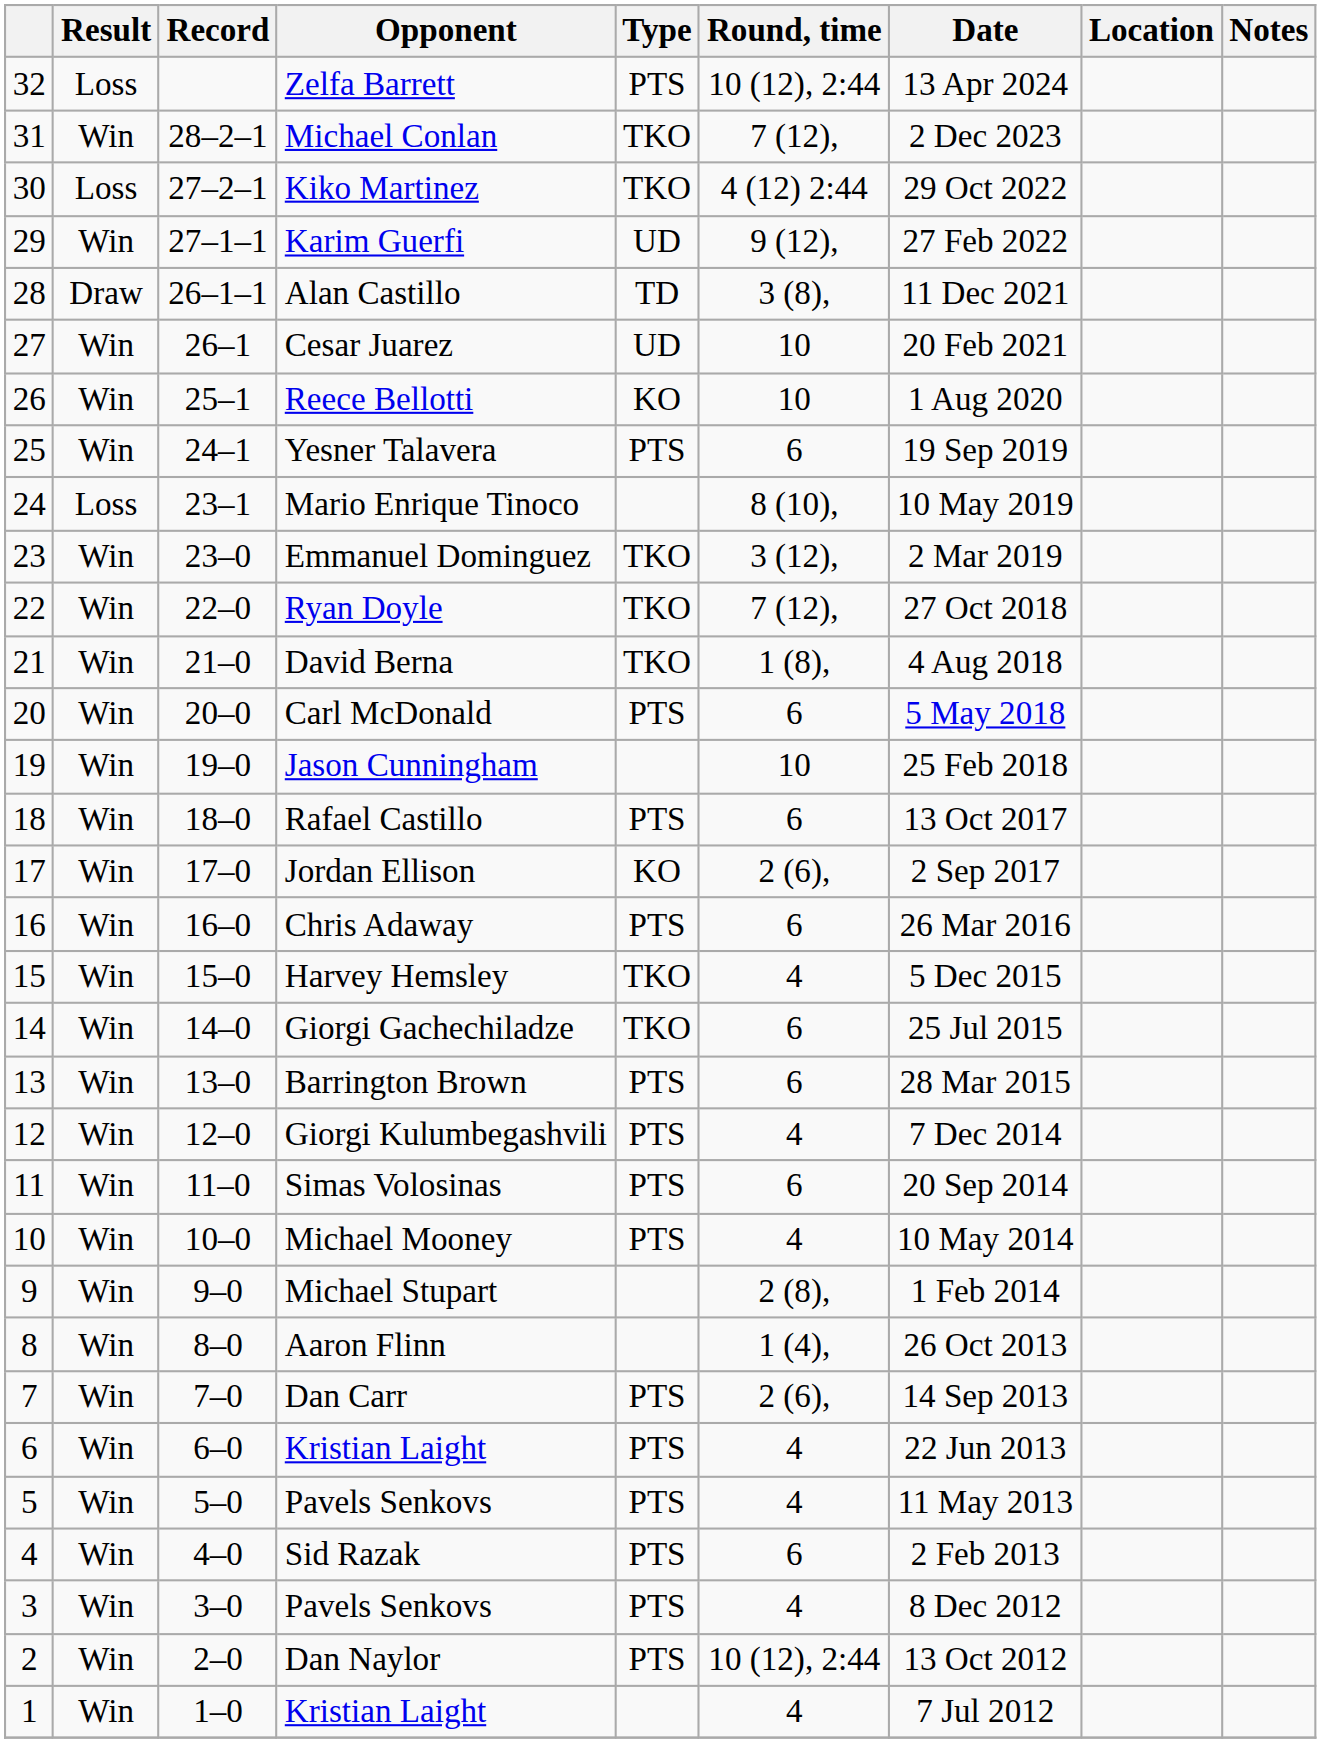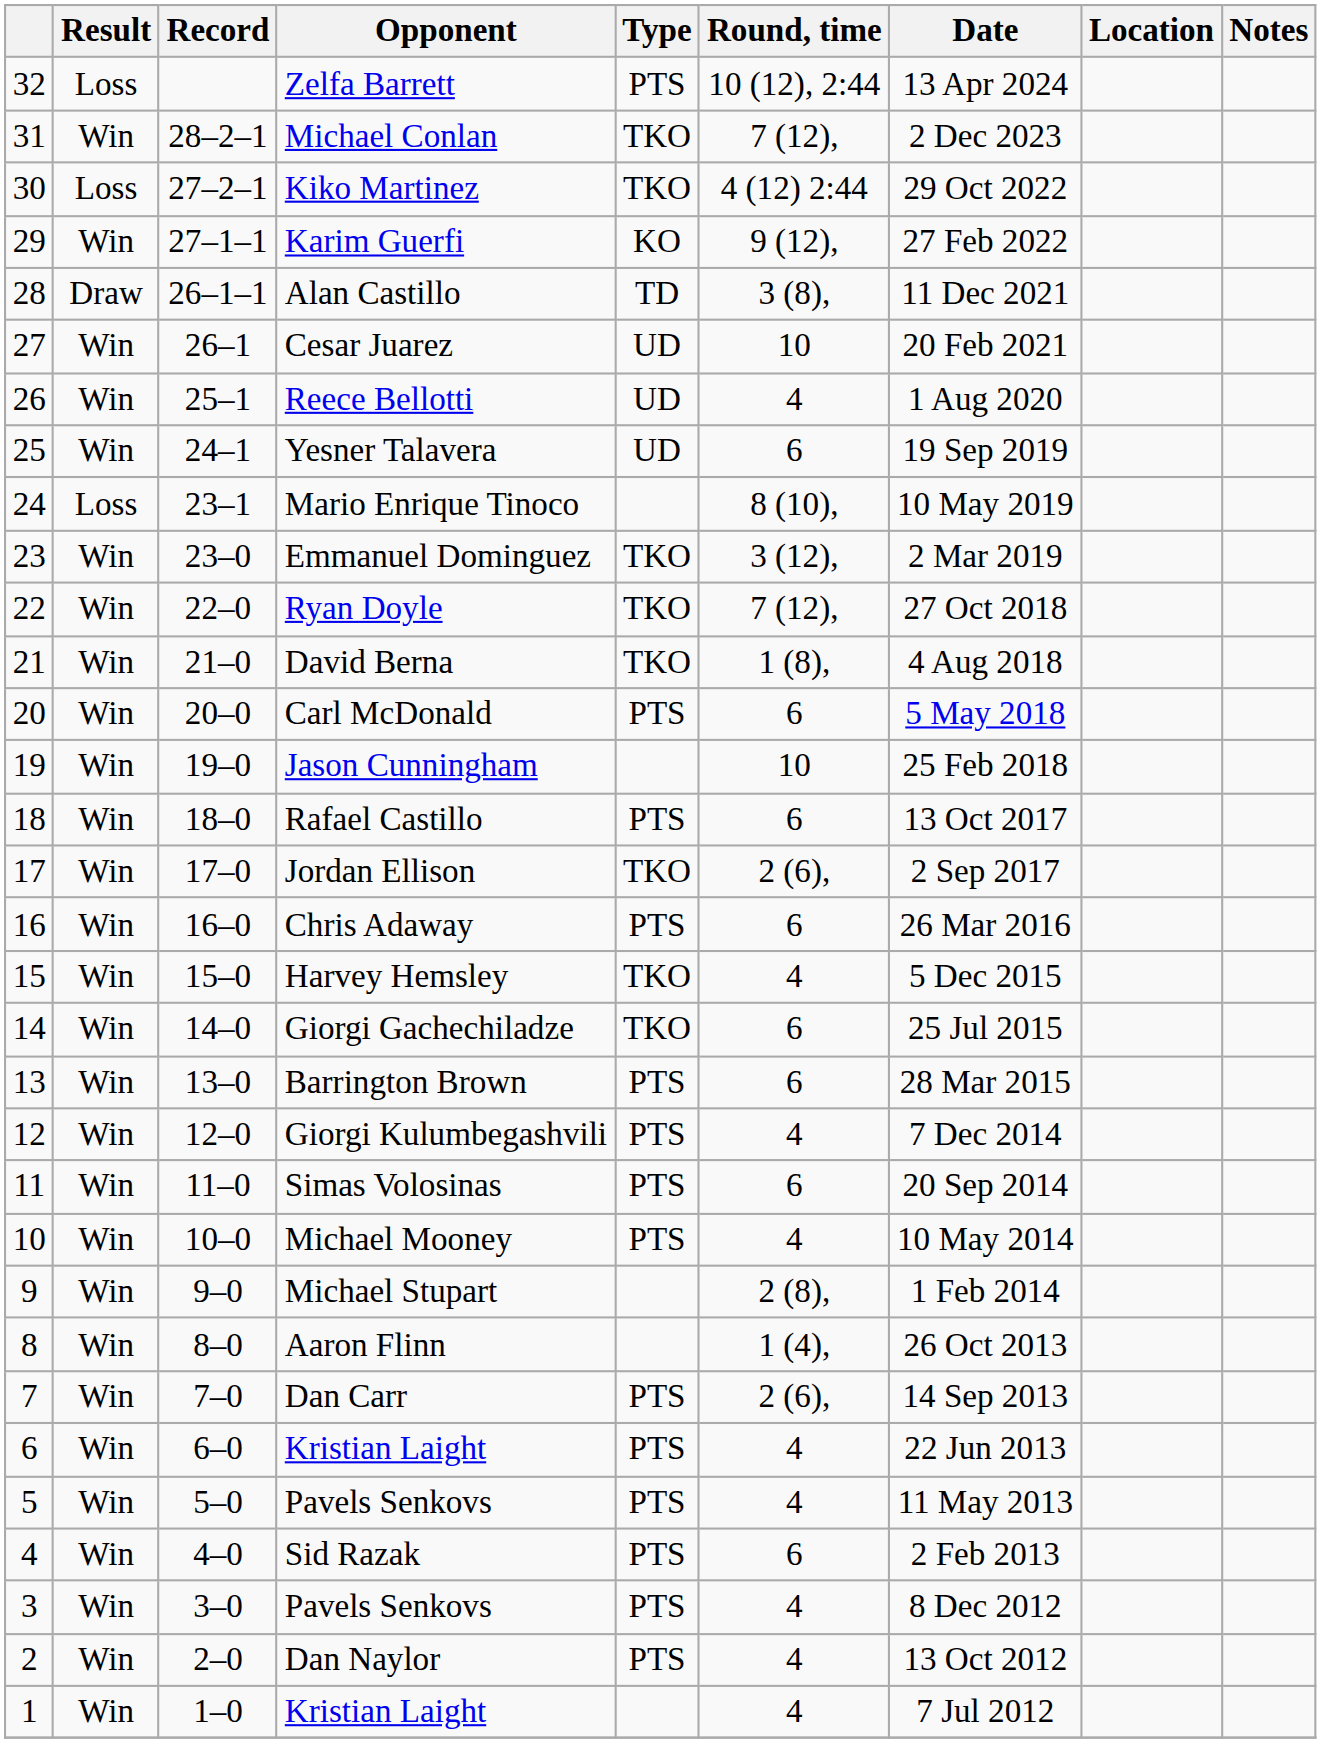(657, 240) UD -> (657, 240) KO
(657, 398) KO -> (657, 398) UD
(794, 398) 10 -> (794, 398) 4
(657, 450) PTS -> (657, 450) UD
(657, 871) KO -> (657, 871) TKO
(794, 1659) 10 (12), 2:44 -> (794, 1659) 4
